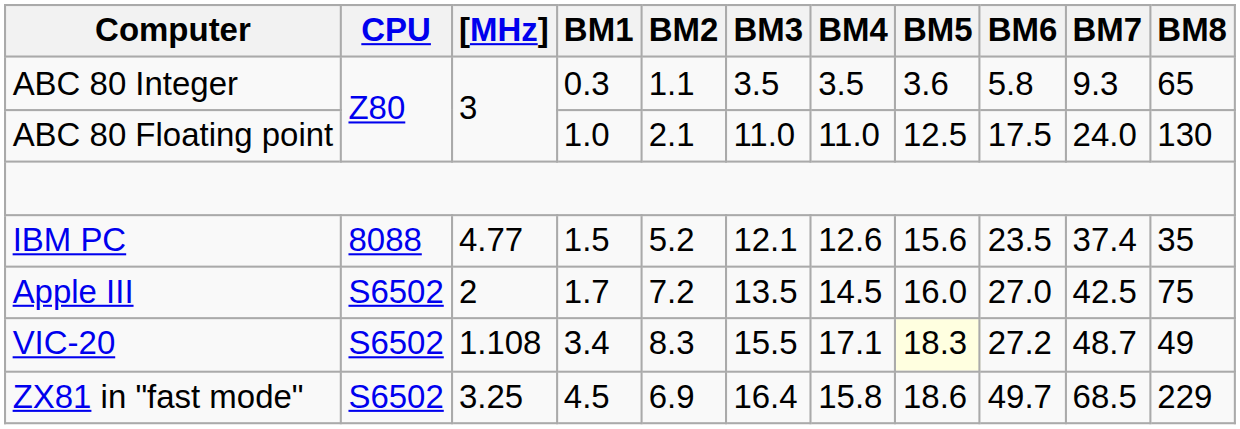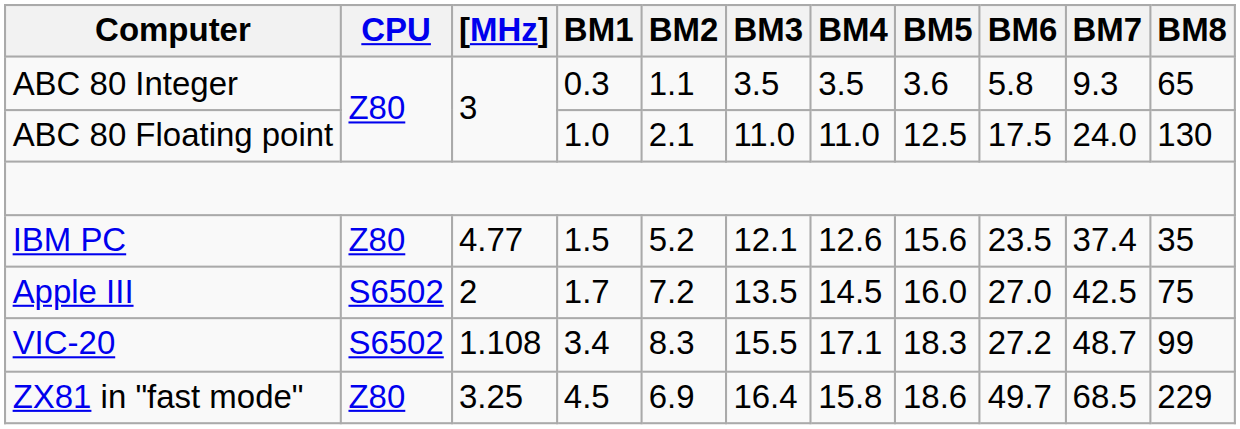(385, 239) 8088 -> (377, 239) Z80
(935, 344) lightyellow background -> (935, 344) no background
(1176, 344) 49 -> (1176, 344) 99
(396, 396) S6502 -> (377, 396) Z80
